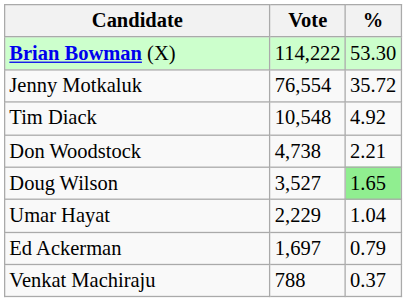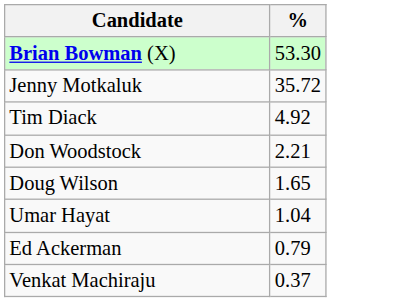- column: (308, 20)
(368, 183) lightgreen background -> (293, 183) no background
